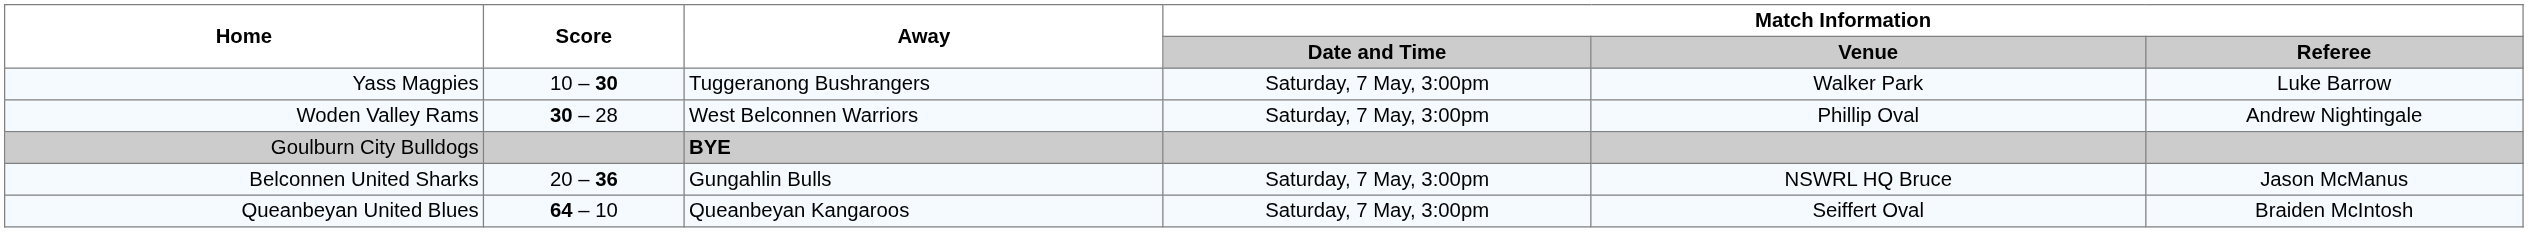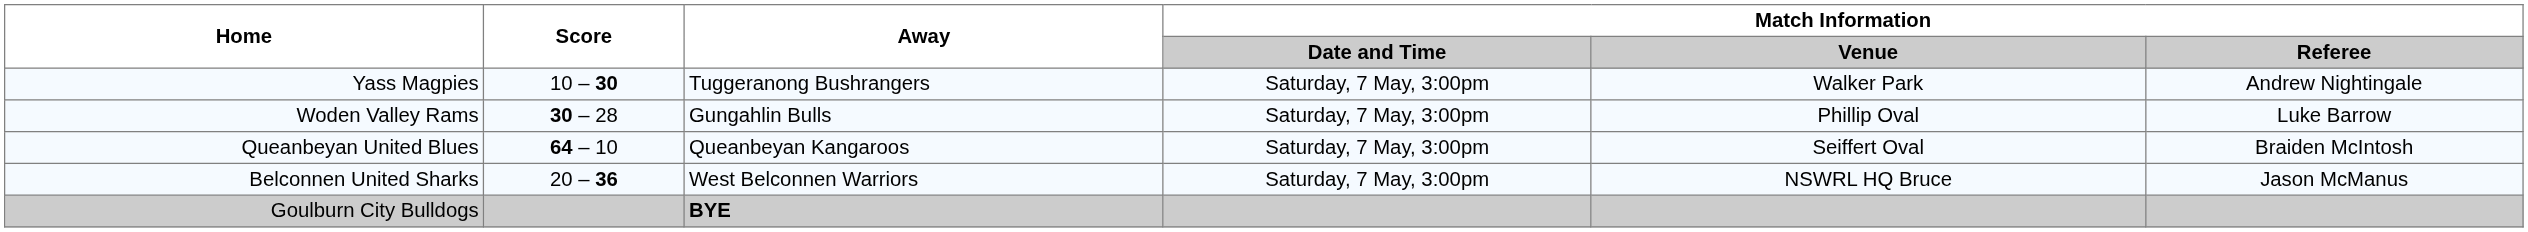(2334, 83) Luke Barrow -> (2334, 83) Andrew Nightingale
(804, 115) West Belconnen Warriors -> (760, 115) Gungahlin Bulls
(2334, 115) Andrew Nightingale -> (2334, 115) Luke Barrow
rows swapped: (360, 210) <-> (375, 147)
(760, 179) Gungahlin Bulls -> (804, 179) West Belconnen Warriors
